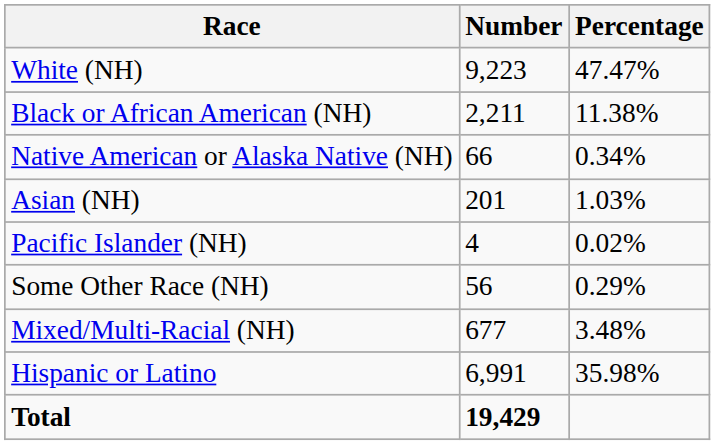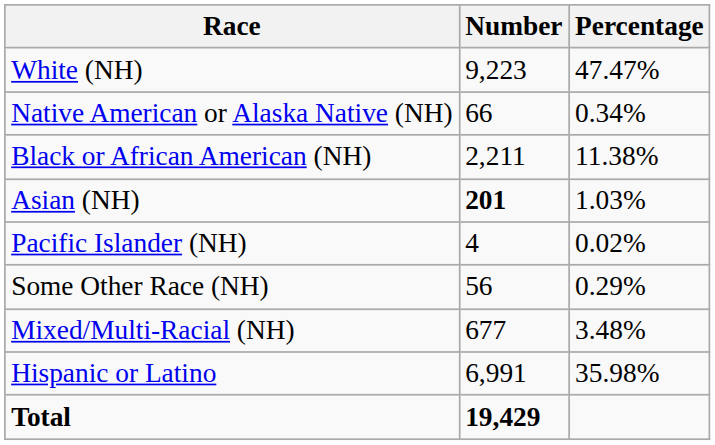rows swapped: (191, 112) <-> (232, 156)
(486, 199) normal -> (486, 199) bold
